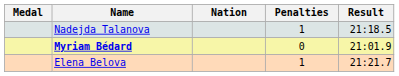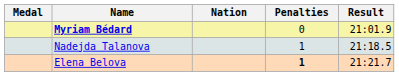rows swapped: (93, 46) <-> (102, 29)
(302, 63) normal -> (302, 63) bold
